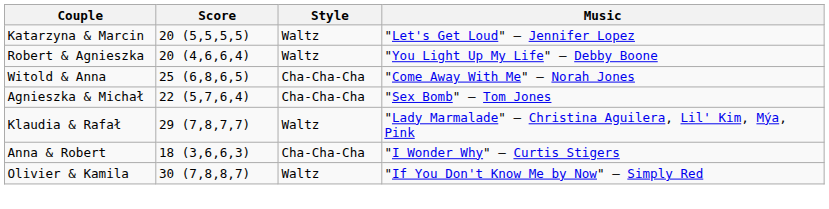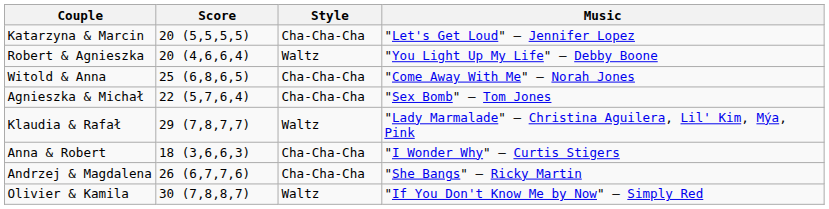(300, 35) Waltz -> (323, 35) Cha-Cha-Cha
+ row: (80, 173)
